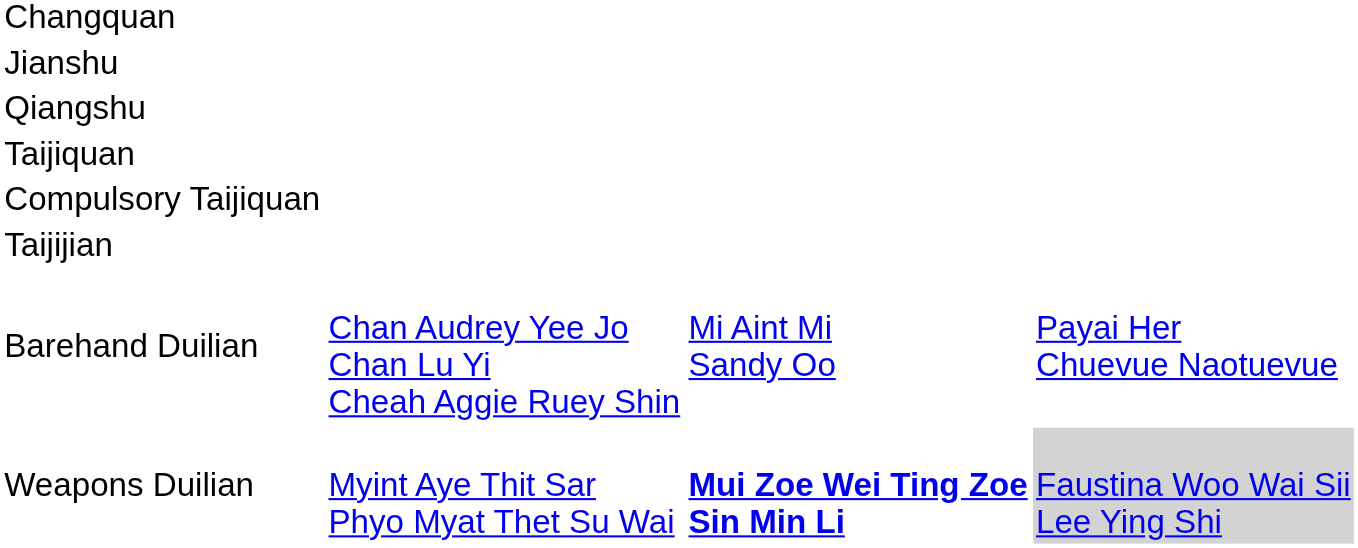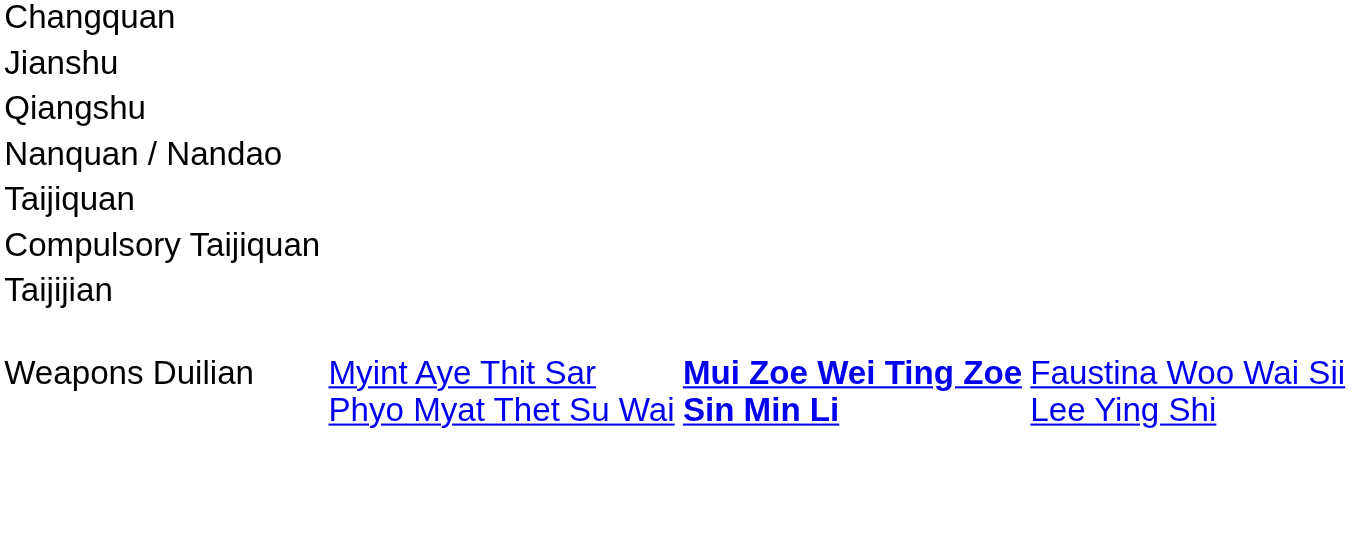+ row: (143, 153)
- row: (131, 346)
(1193, 503) lightgrey background -> (1188, 391) no background
